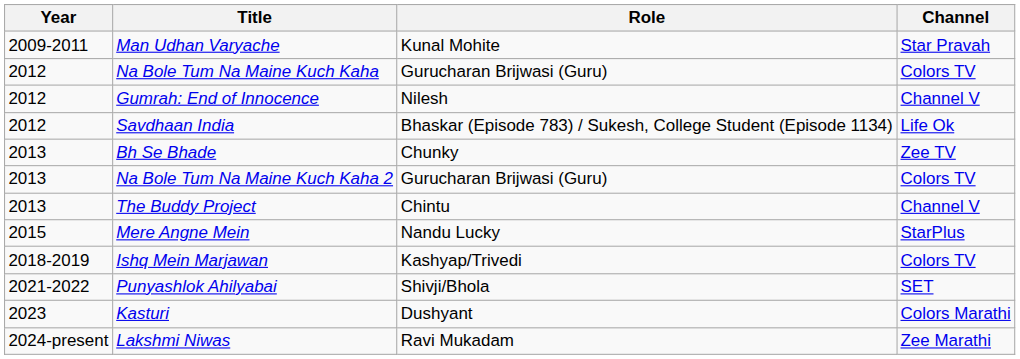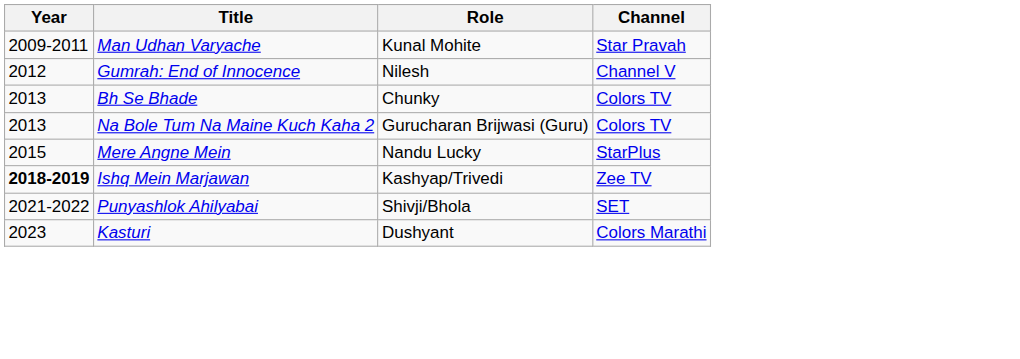- row: (248, 71)
- row: (175, 125)
(928, 152) Zee TV -> (634, 98) Colors TV
- row: (186, 206)
(49, 260) normal -> (49, 179) bold
(938, 260) Colors TV -> (624, 179) Zee TV
- row: (173, 340)
